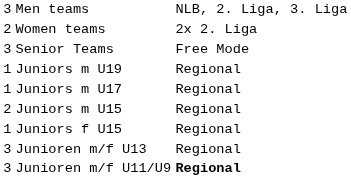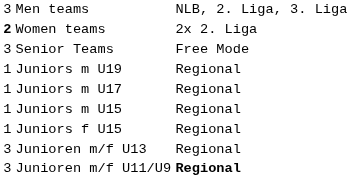(7, 29) normal -> (7, 29) bold
(7, 109) 2 -> (7, 109) 1
